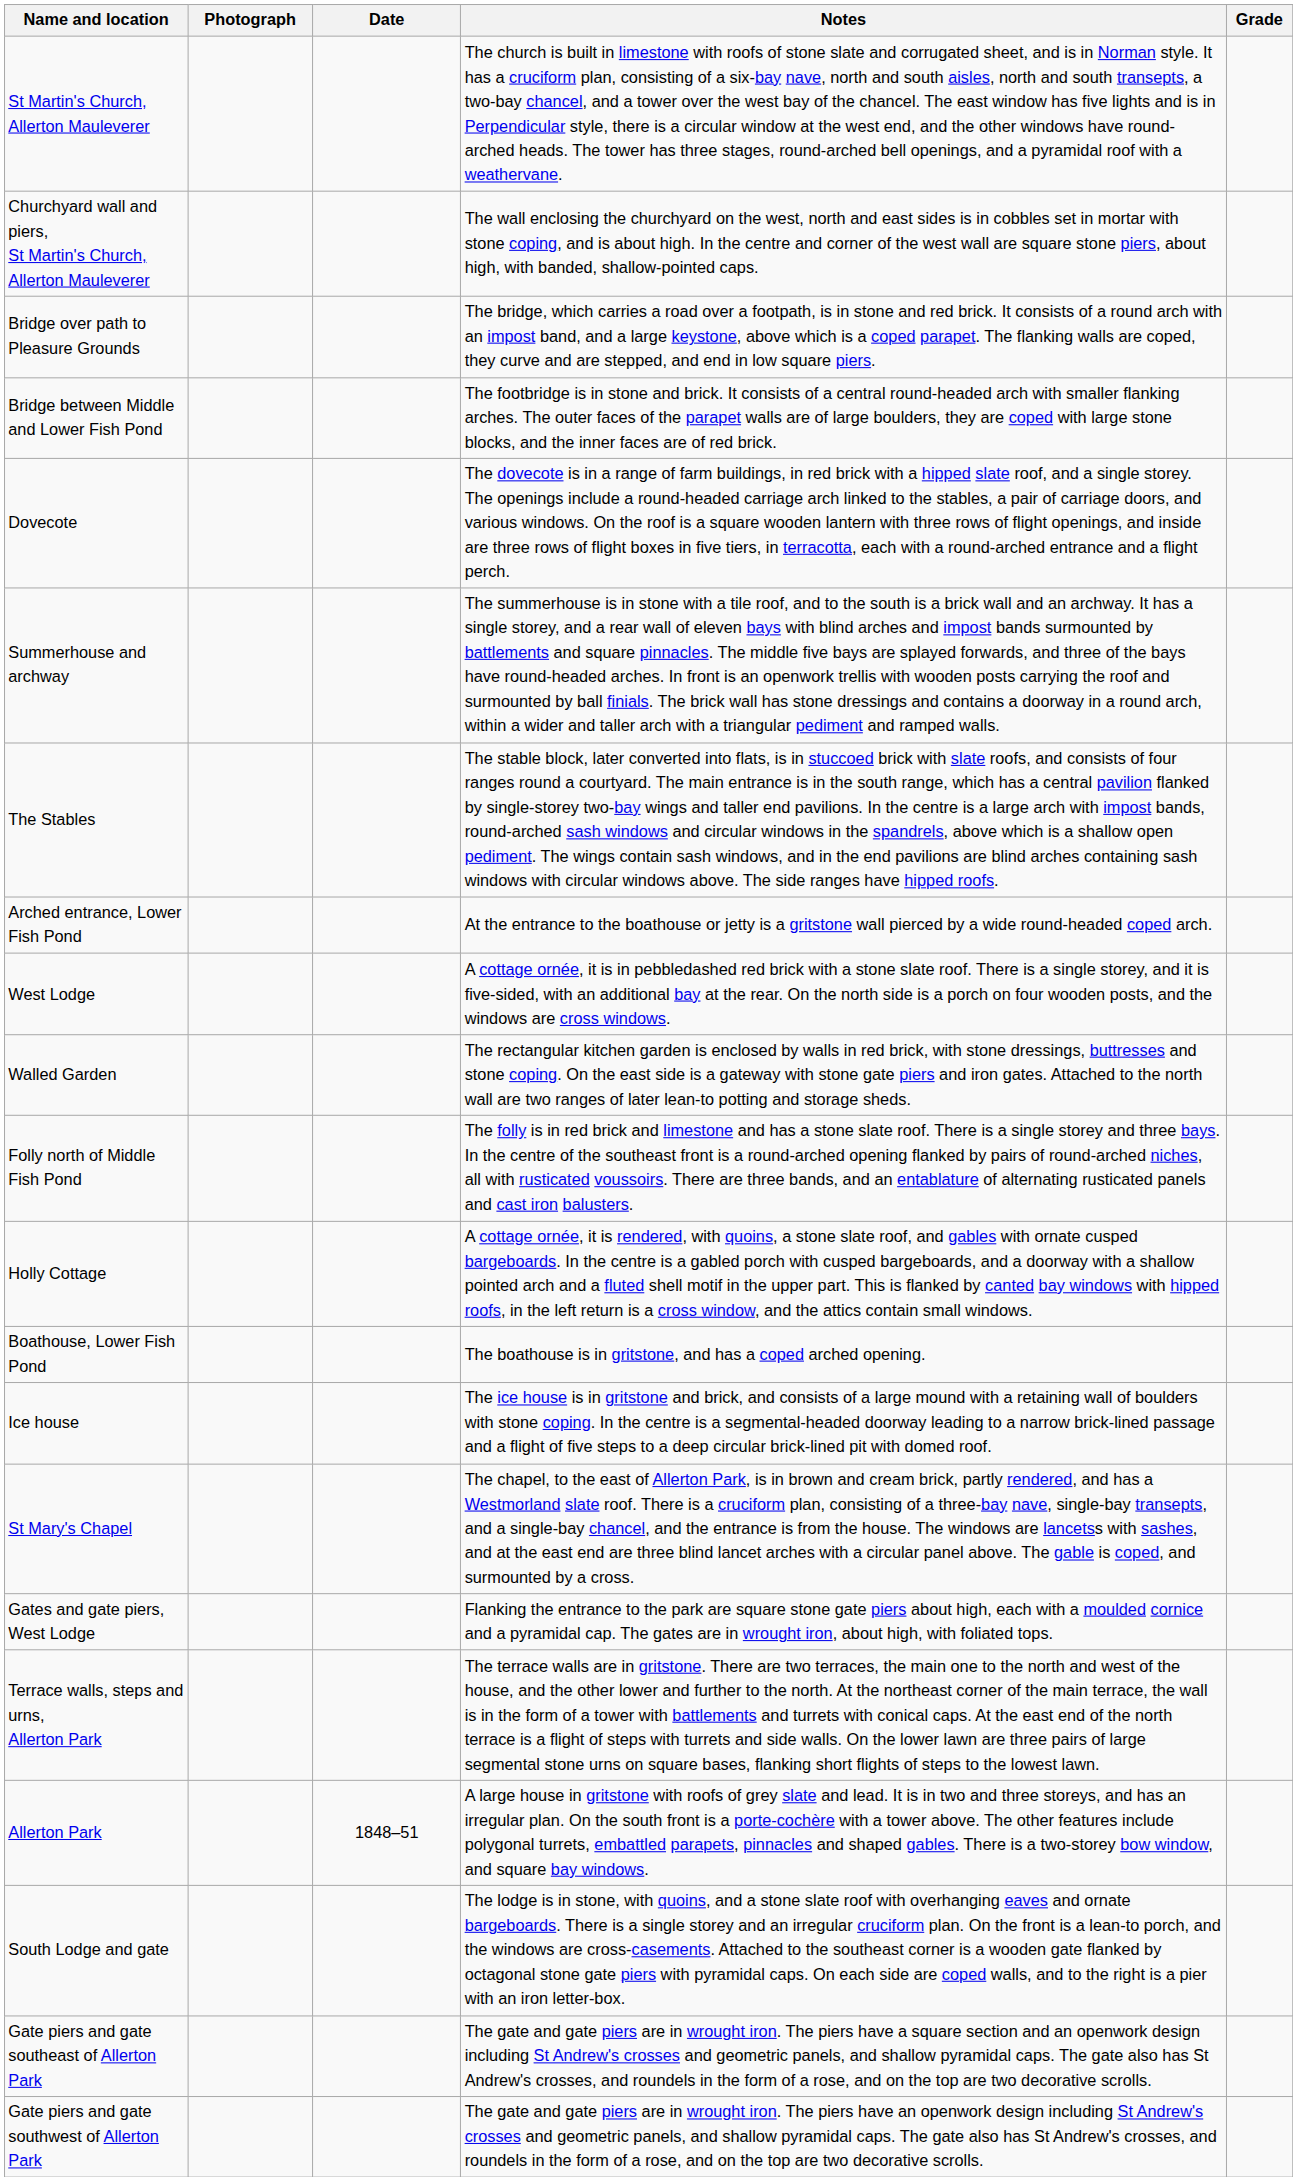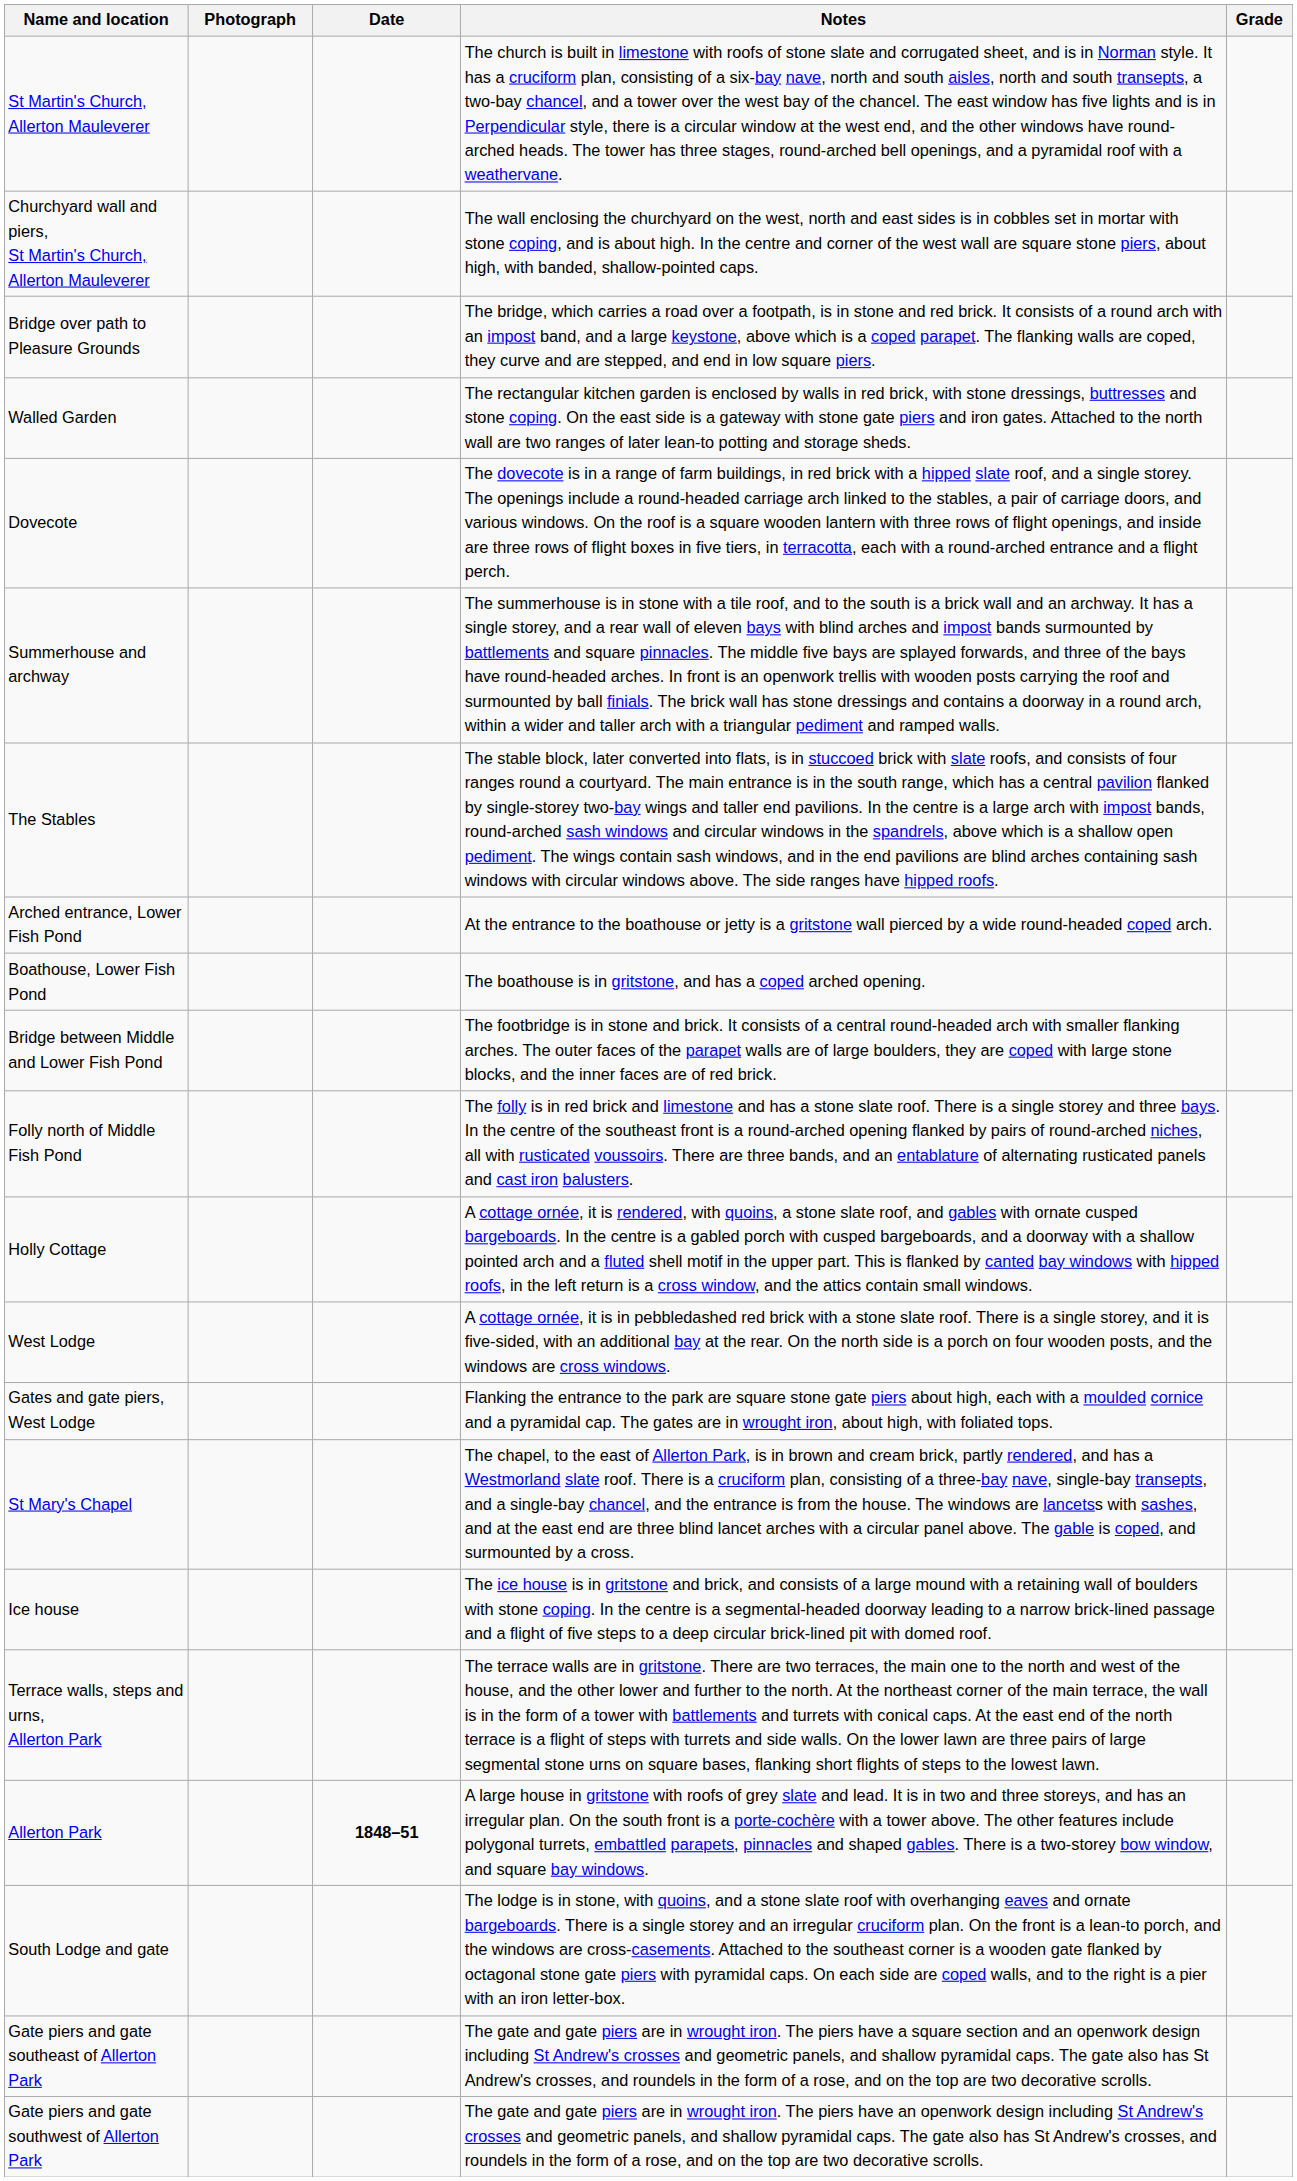rows swapped: (62, 1074) <-> (91, 417)
rows swapped: (92, 1354) <-> (52, 993)
rows swapped: (86, 1621) <-> (44, 1423)
(387, 1832) normal -> (387, 1832) bold
